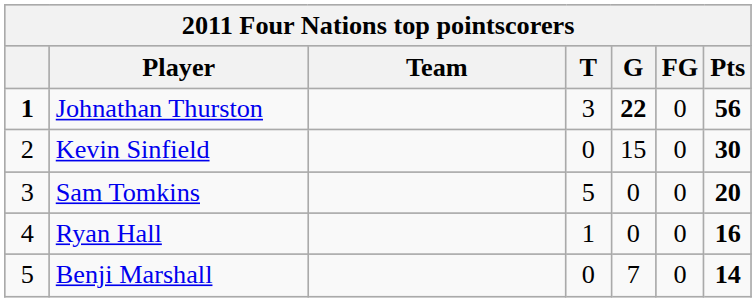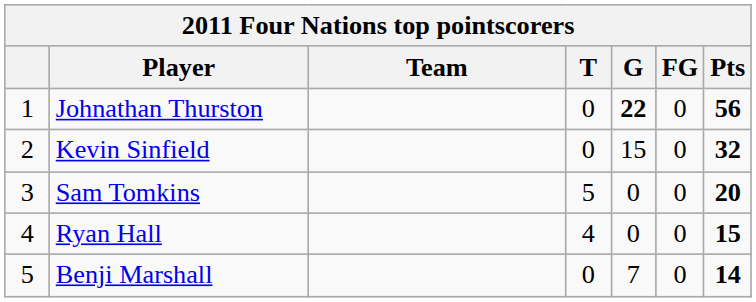(27, 108) bold -> (27, 108) normal
(588, 108) 3 -> (588, 108) 0
(728, 150) 30 -> (728, 150) 32
(588, 233) 1 -> (588, 233) 4
(728, 233) 16 -> (728, 233) 15
